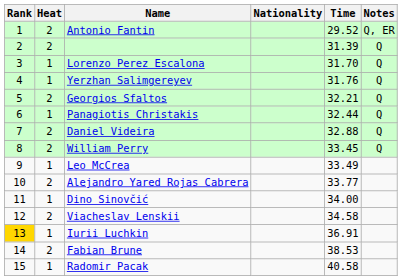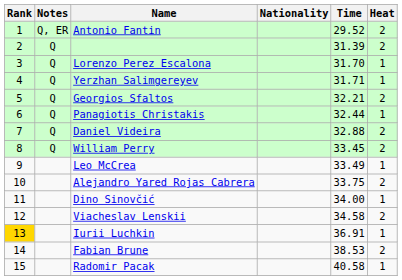columns swapped: (49, 13) <-> (379, 13)
(343, 81) 31.76 -> (349, 81) 31.71
(343, 182) 33.77 -> (349, 182) 33.75
